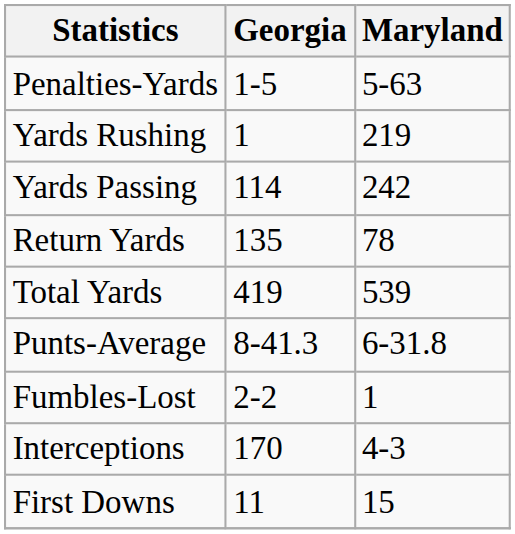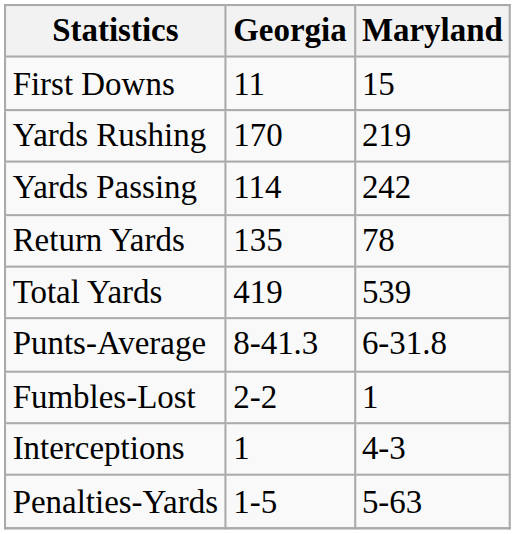rows swapped: (94, 501) <-> (115, 82)
(241, 135) 1 -> (258, 135) 170
(258, 448) 170 -> (241, 448) 1
